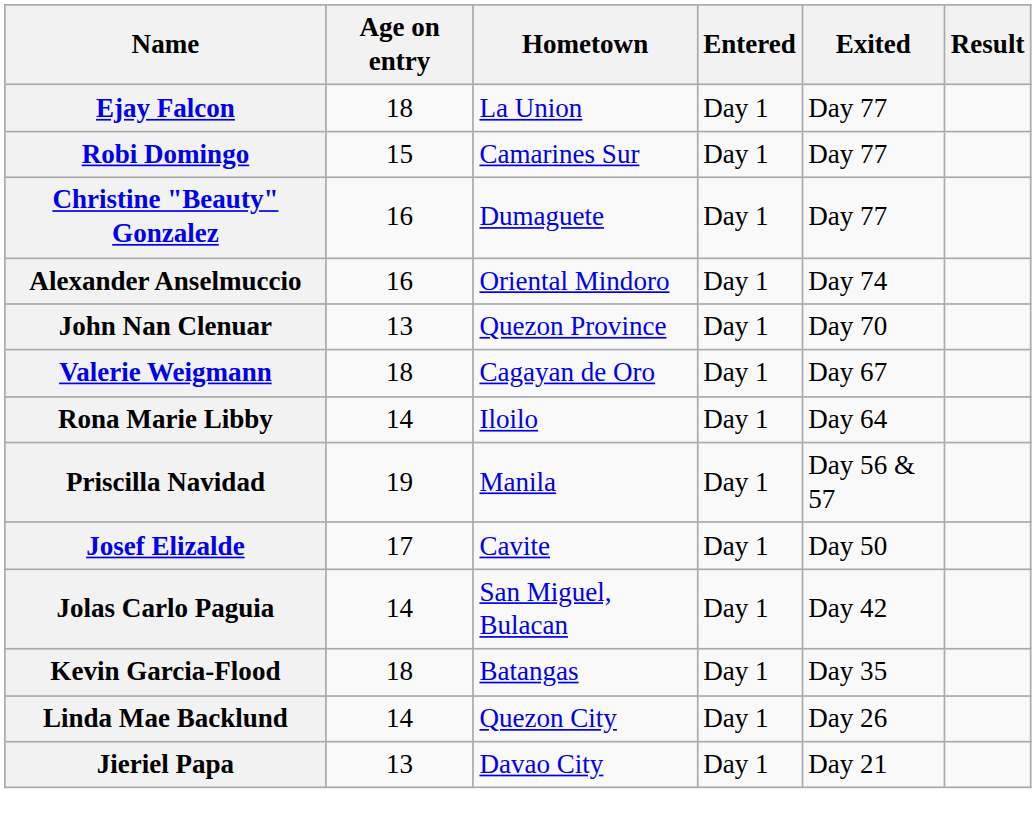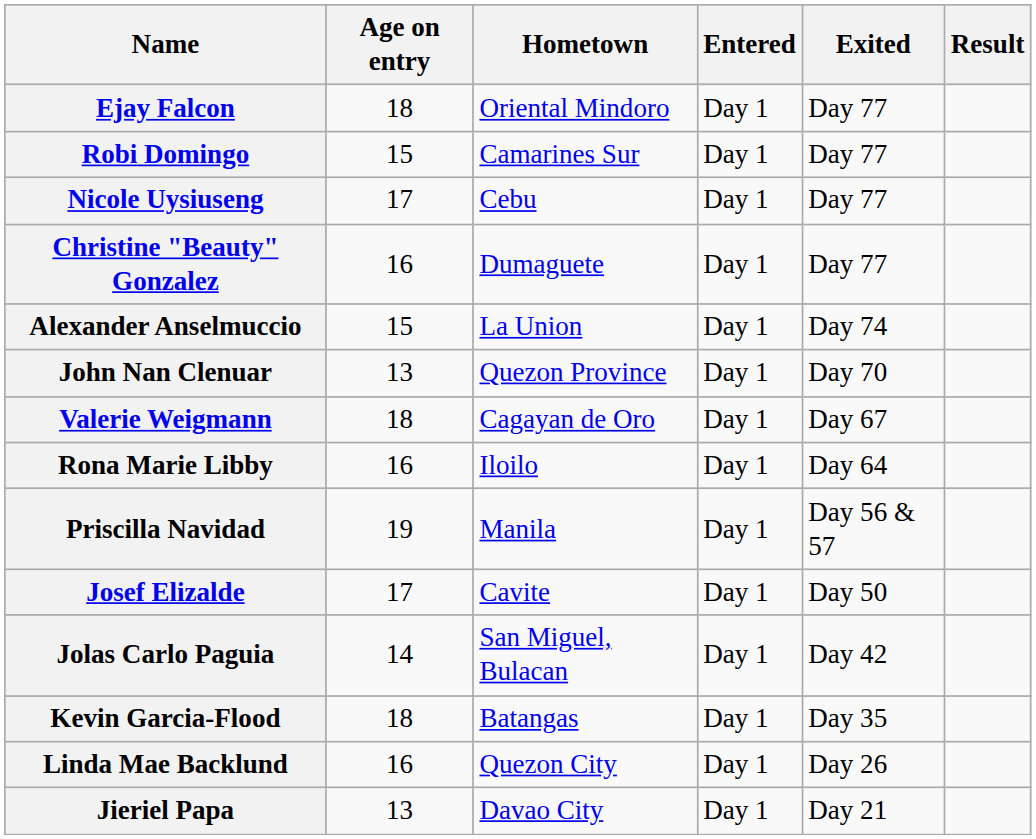(531, 107) La Union -> (574, 107) Oriental Mindoro
+ row: (165, 200)
(400, 280) 16 -> (400, 326) 15
(574, 280) Oriental Mindoro -> (531, 326) La Union
(400, 419) 14 -> (400, 465) 16
(400, 717) 14 -> (400, 764) 16
